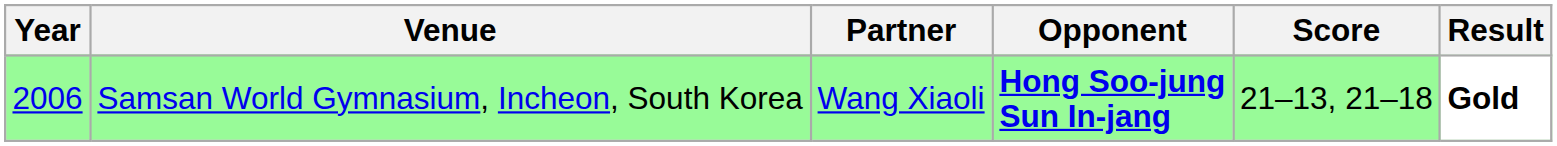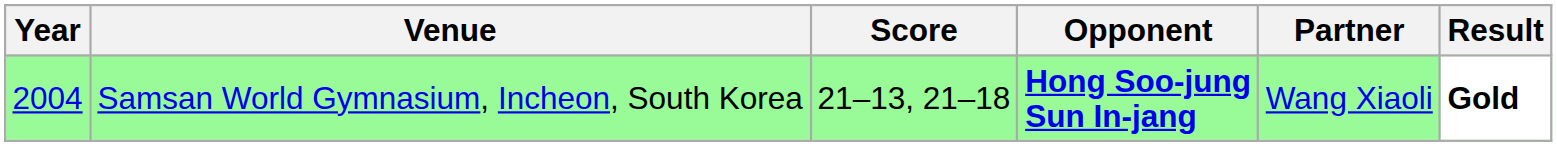columns swapped: (901, 30) <-> (1336, 30)
(48, 98) 2006 -> (48, 98) 2004
